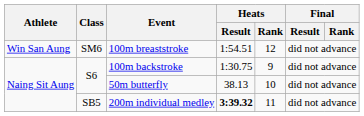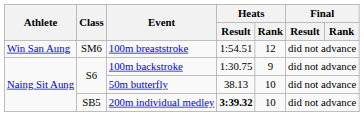(270, 102) 11 -> (270, 102) 10
